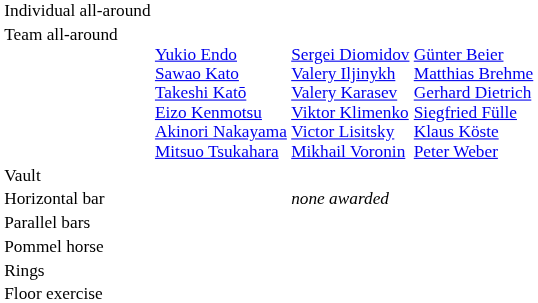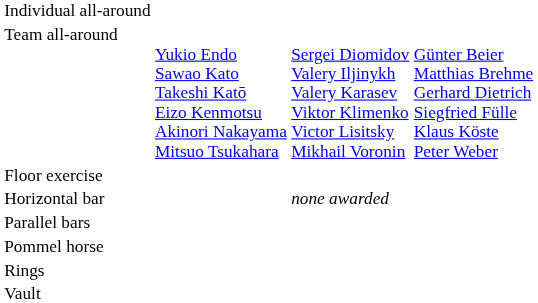rows swapped: (53, 293) <-> (22, 175)
